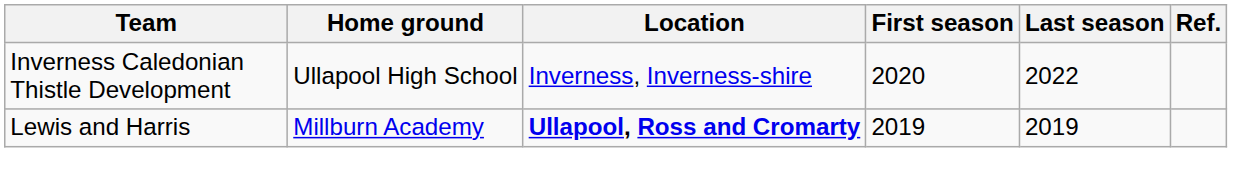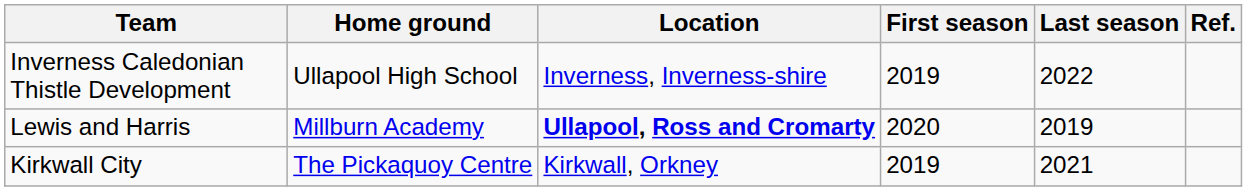(898, 75) 2020 -> (913, 75) 2019
(898, 127) 2019 -> (913, 127) 2020
+ row: (76, 165)
